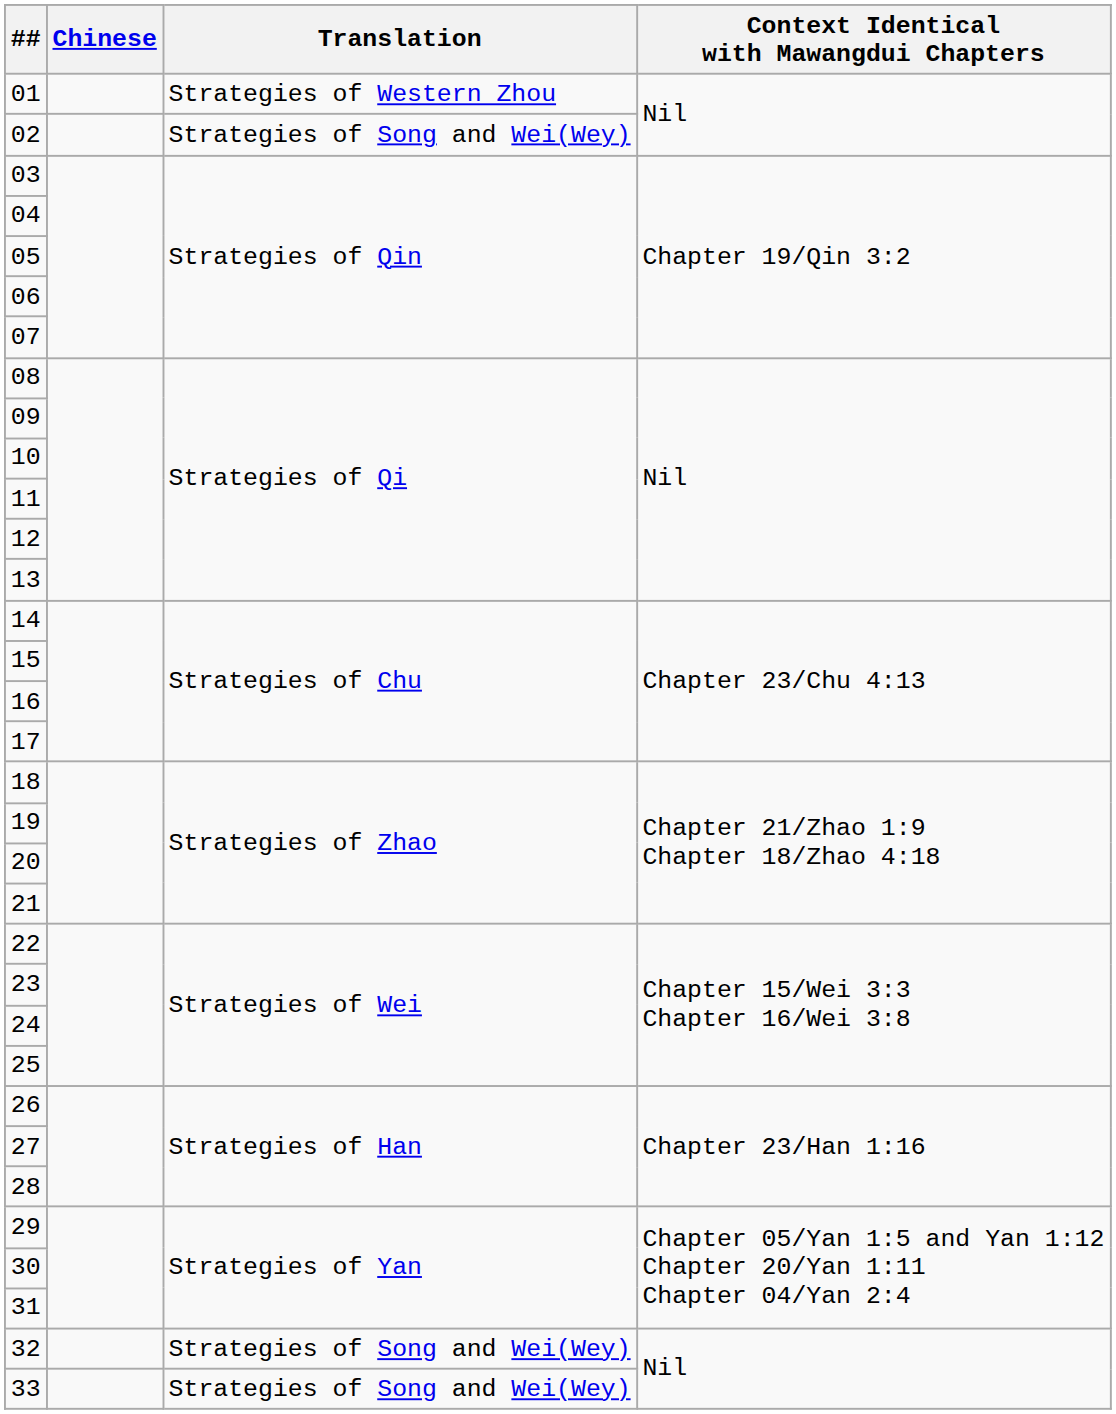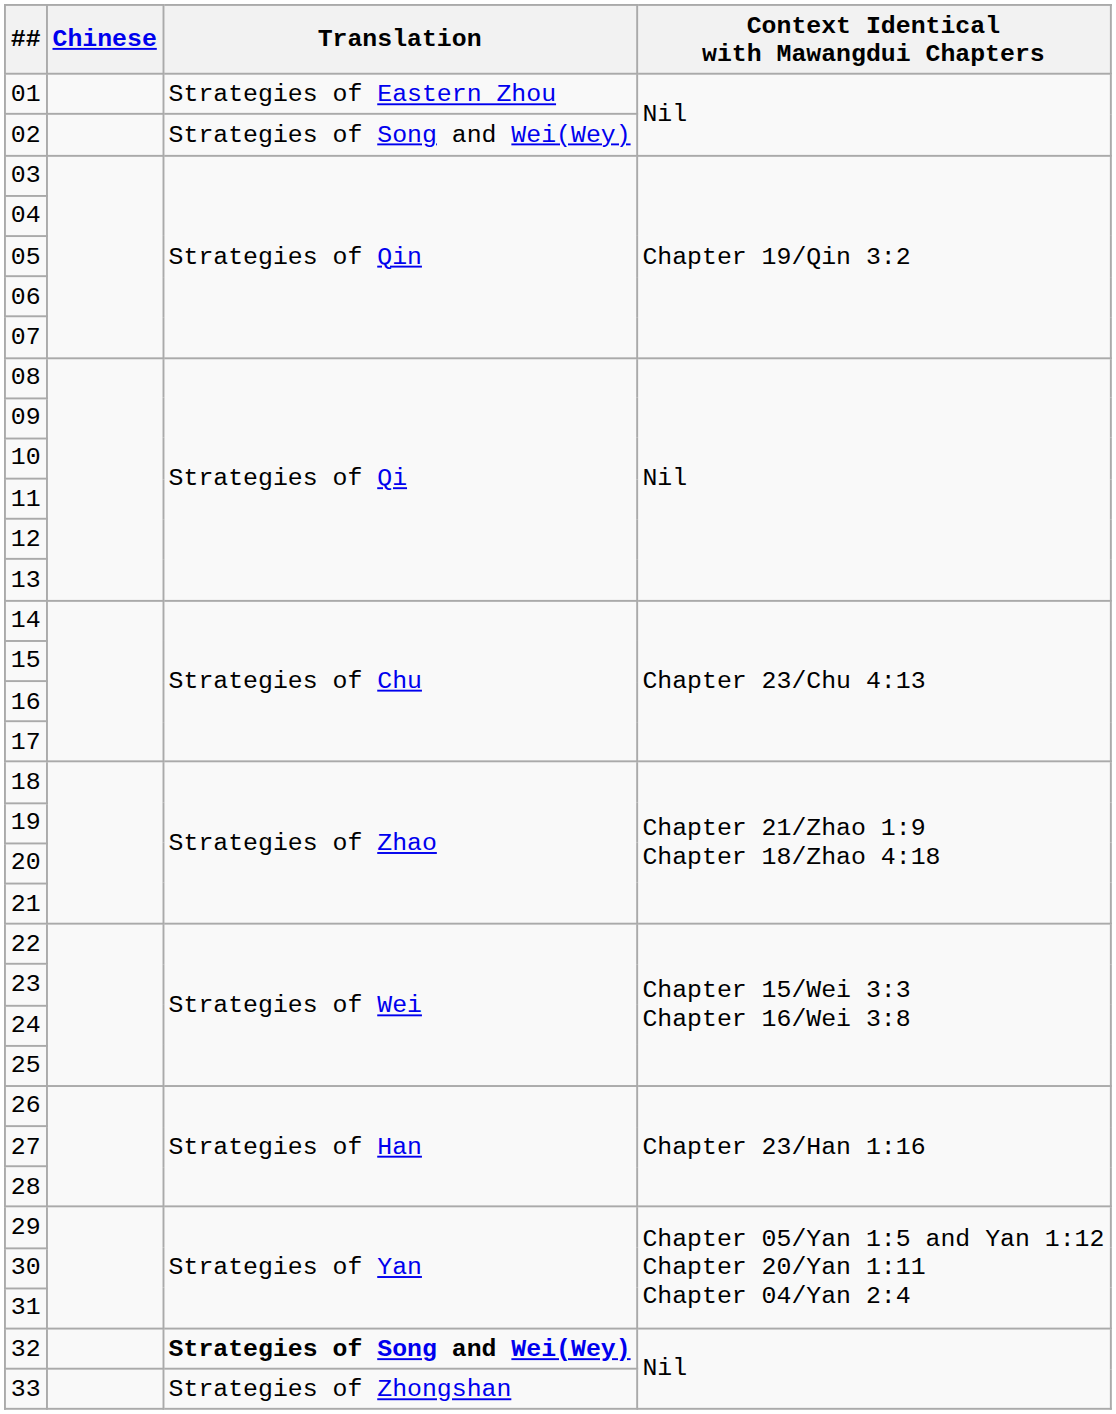(362, 94) Strategies of Western Zhou -> (362, 94) Strategies of Eastern Zhou
(400, 1349) normal -> (400, 1349) bold
(400, 1389) Strategies of Song and Wei(Wey) -> (340, 1389) Strategies of Zhongshan
